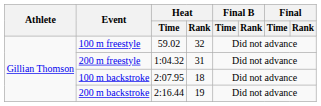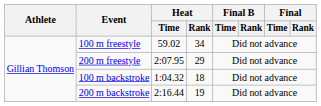(200, 44) 32 -> (200, 44) 34
(169, 61) 1:04.32 -> (169, 61) 2:07.95
(200, 61) 31 -> (200, 61) 29
(169, 77) 2:07.95 -> (169, 77) 1:04.32
